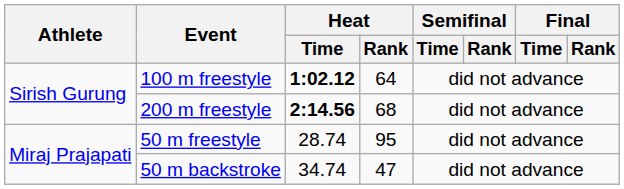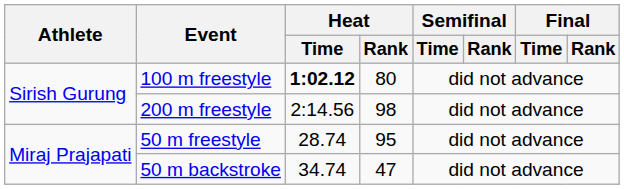(386, 79) 64 -> (386, 79) 80
(322, 109) bold -> (322, 109) normal
(386, 109) 68 -> (386, 109) 98
